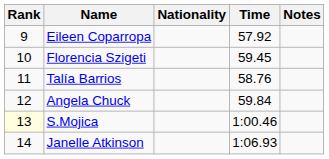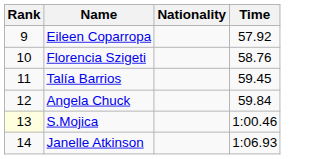- column: (302, 15)
(255, 57) 59.45 -> (255, 57) 58.76
(255, 79) 58.76 -> (255, 79) 59.45
